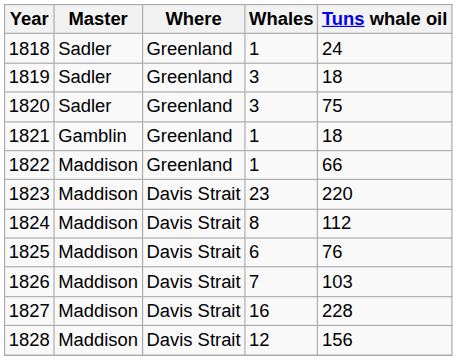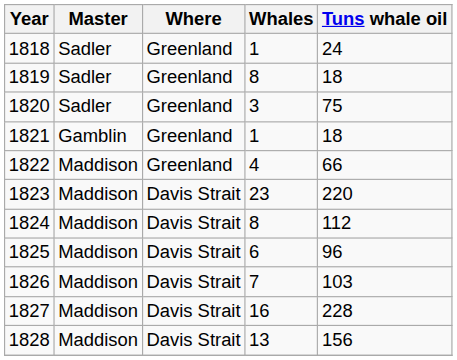(254, 77) 3 -> (254, 77) 8
(254, 164) 1 -> (254, 164) 4
(332, 252) 76 -> (332, 252) 96
(259, 340) 12 -> (259, 340) 13
